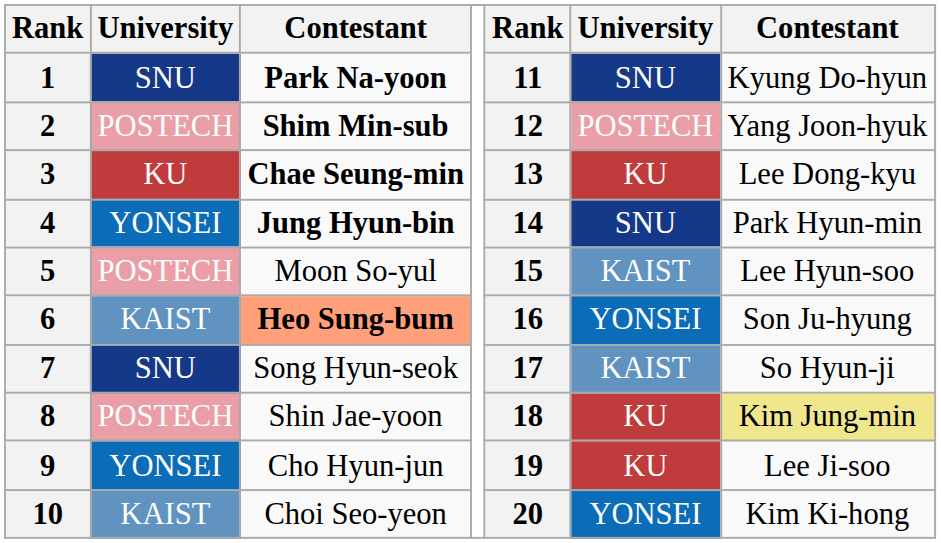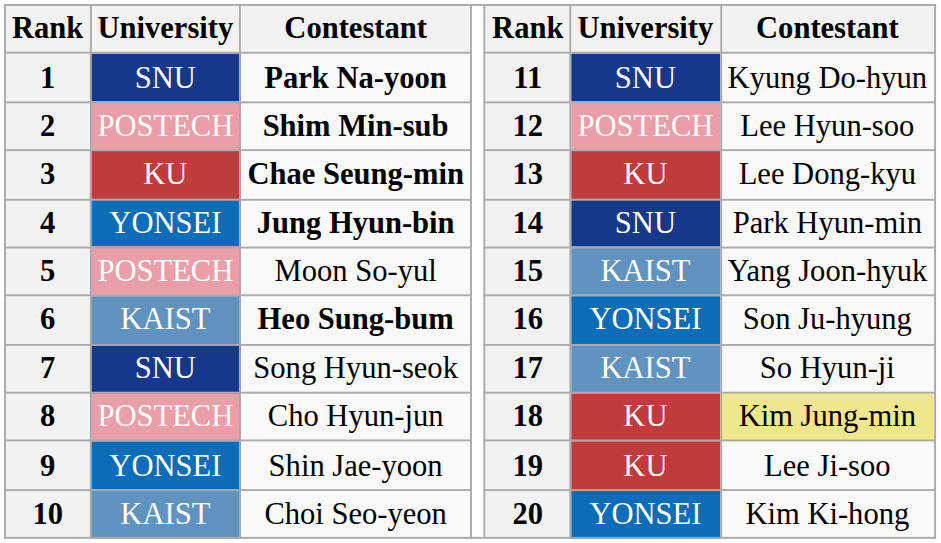(827, 125) Yang Joon-hyuk -> (827, 125) Lee Hyun-soo
(827, 271) Lee Hyun-soo -> (827, 271) Yang Joon-hyuk
(356, 319) lightsalmon background -> (356, 319) no background
(356, 416) Shin Jae-yoon -> (356, 416) Cho Hyun-jun
(356, 464) Cho Hyun-jun -> (356, 464) Shin Jae-yoon
